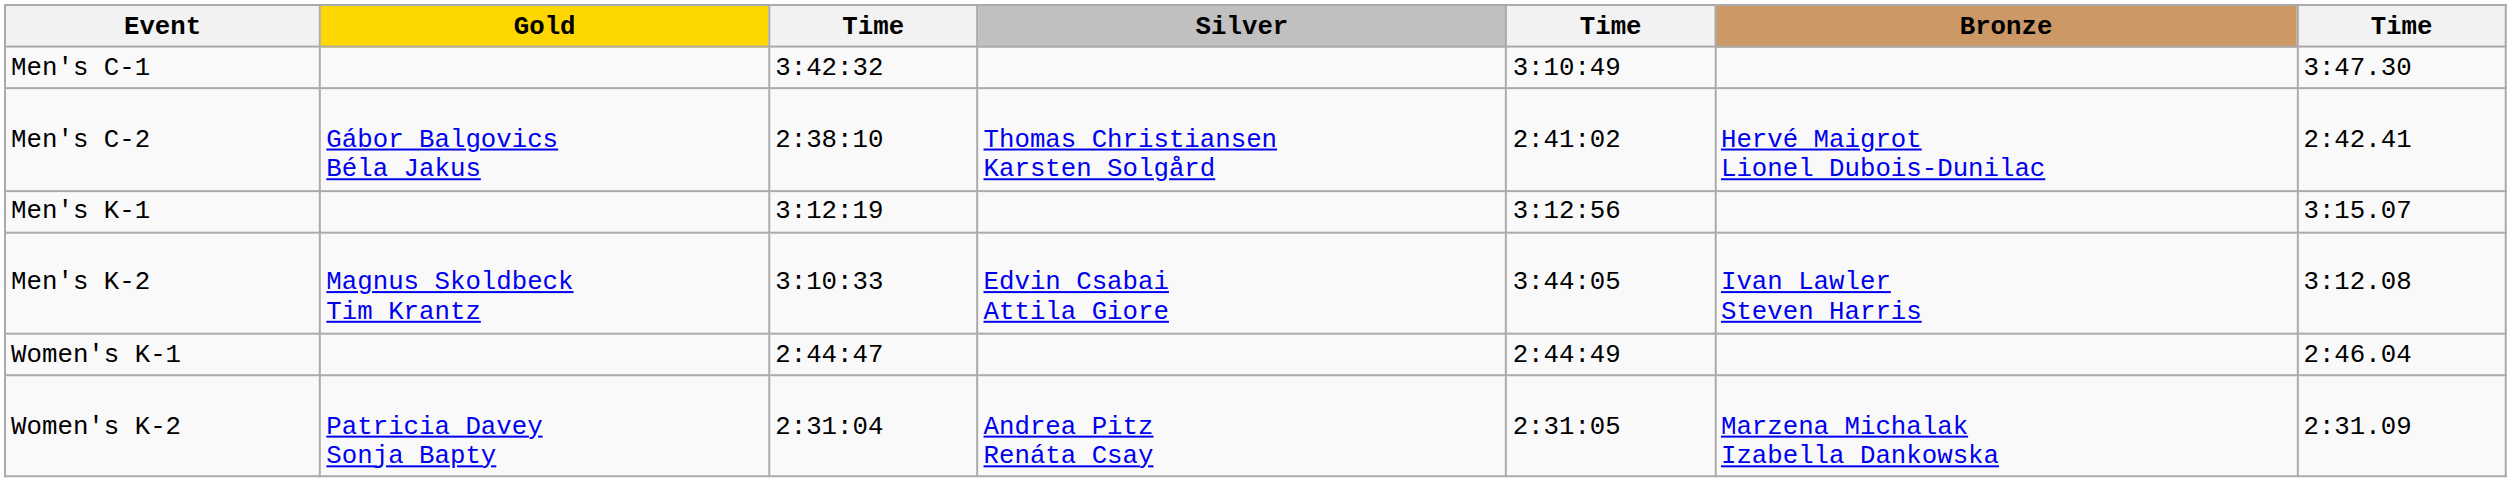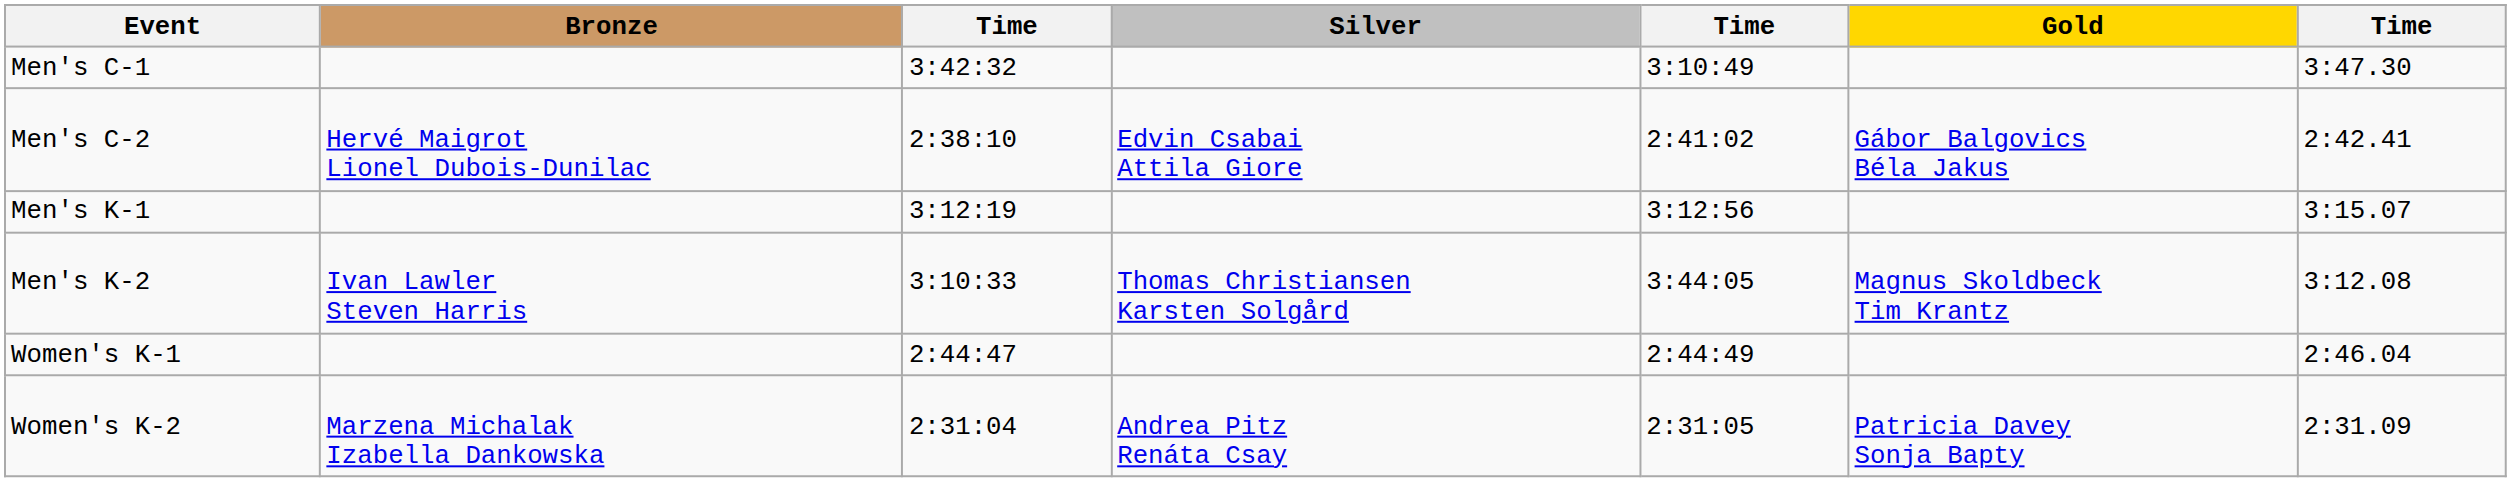columns swapped: (545, 26) <-> (2006, 26)
(1130, 154) Thomas Christiansen Karsten Solgård -> (1210, 154) Edvin Csabai Attila Giore
(1076, 298) Edvin Csabai Attila Giore -> (1264, 298) Thomas Christiansen Karsten Solgård
